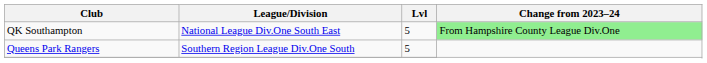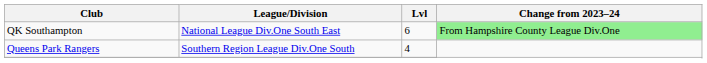(407, 30) 5 -> (407, 30) 6
(407, 48) 5 -> (407, 48) 4
